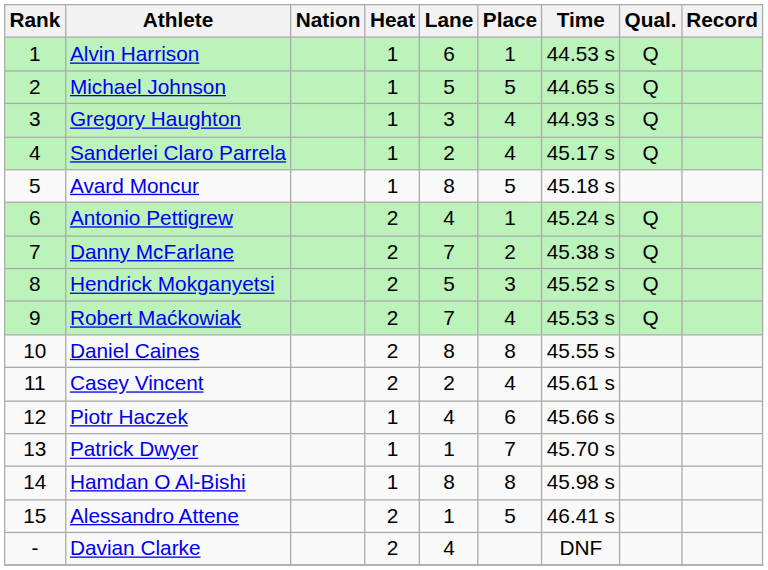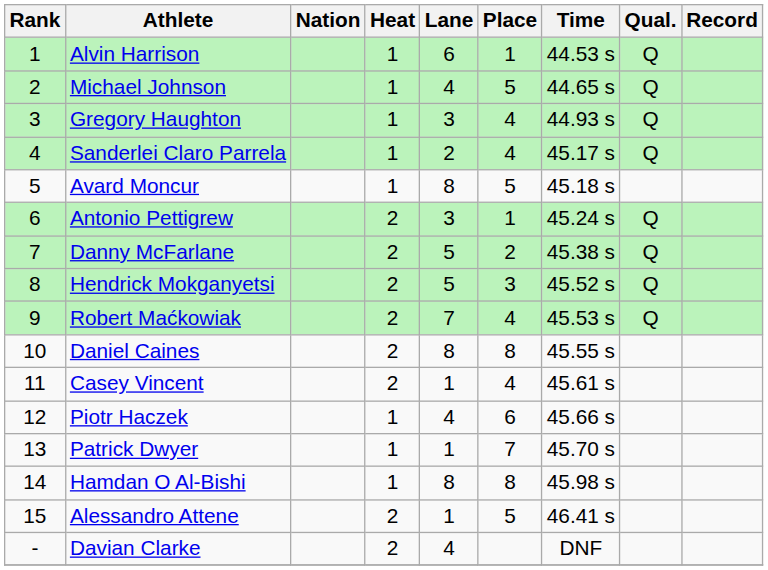(449, 86) 5 -> (449, 86) 4
(449, 218) 4 -> (449, 218) 3
(449, 251) 7 -> (449, 251) 5
(449, 383) 2 -> (449, 383) 1
